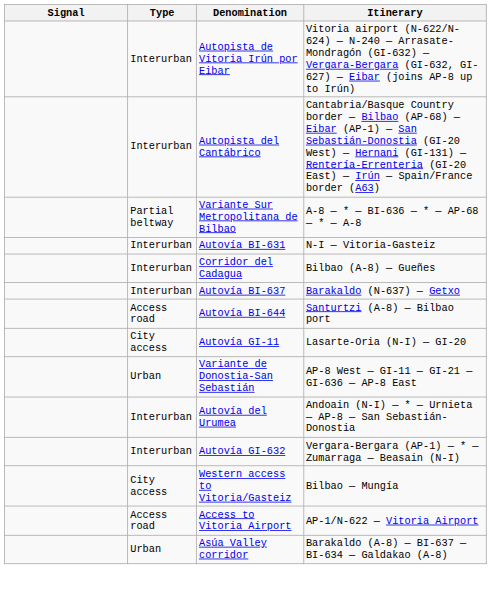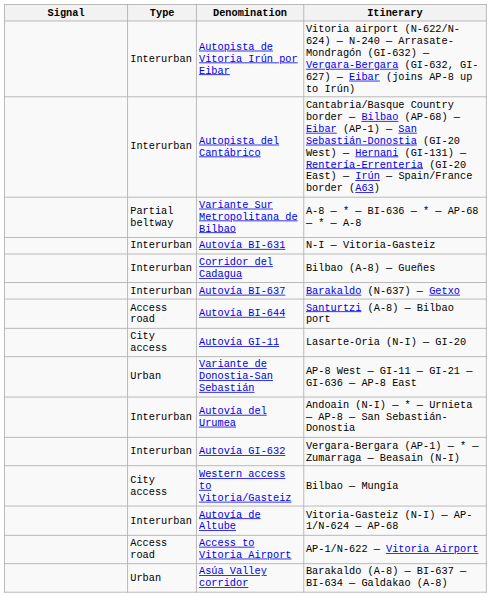+ row: (230, 521)
